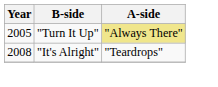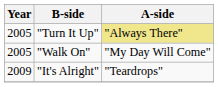+ row: (64, 52)
(19, 52) 2008 -> (19, 71) 2009
